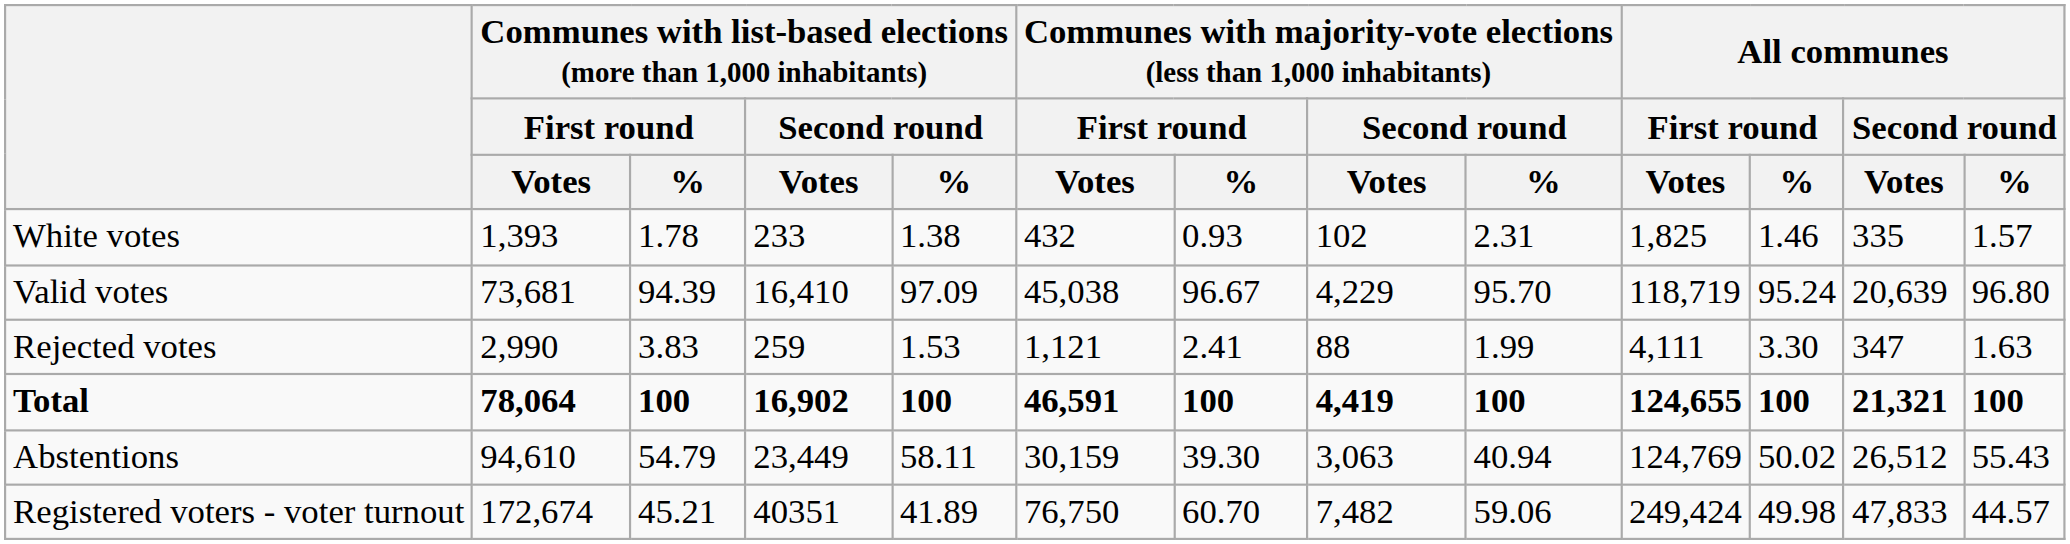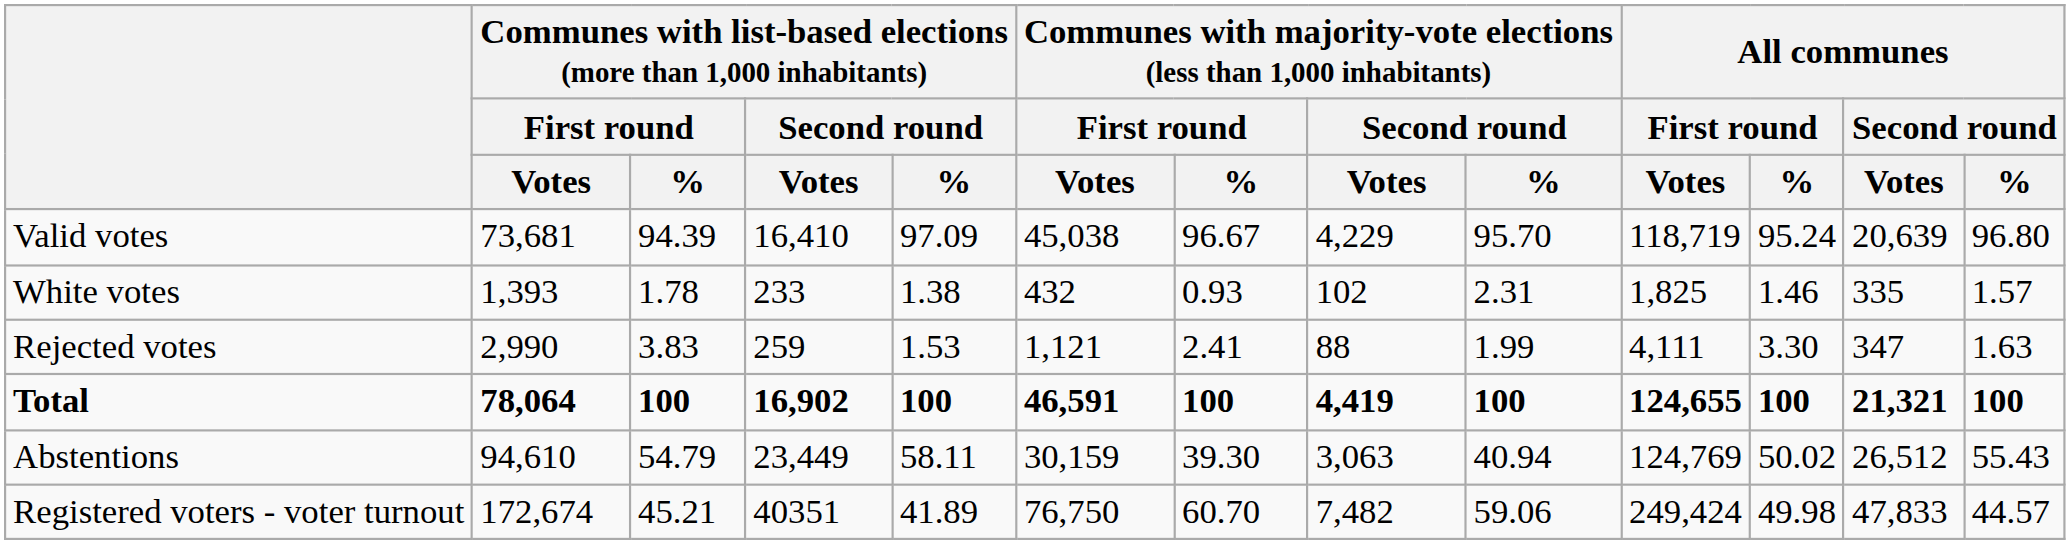rows swapped: (91, 291) <-> (96, 236)
